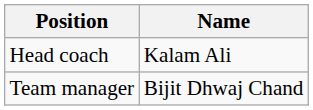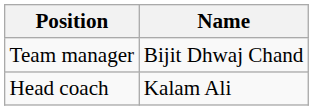rows swapped: (72, 88) <-> (59, 54)
